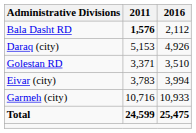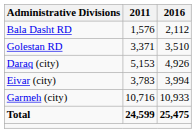(143, 30) bold -> (143, 30) normal
rows swapped: (35, 64) <-> (33, 47)
